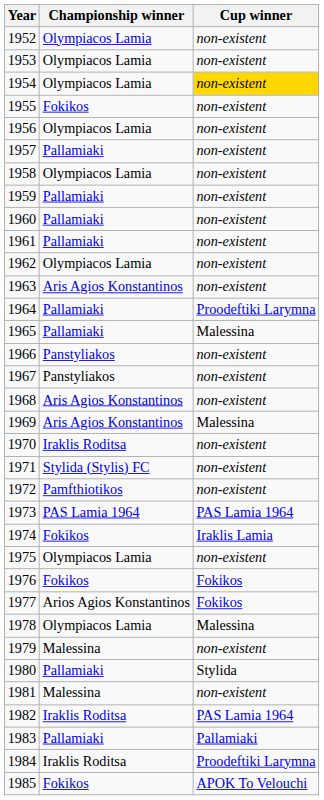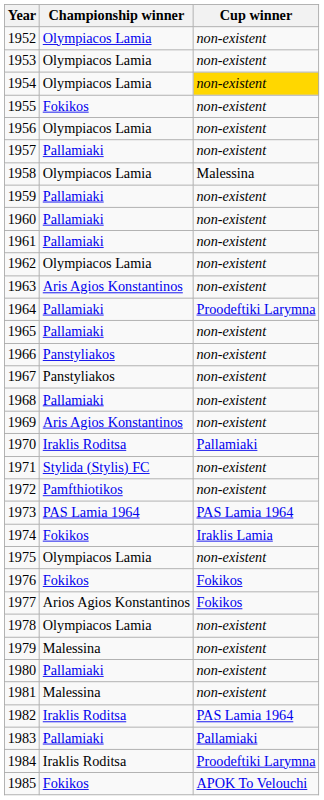(231, 173) non-existent -> (225, 173) Malessina
(225, 331) Malessina -> (231, 331) non-existent
(113, 399) Aris Agios Konstantinos -> (73, 399) Pallamiaki
(225, 422) Malessina -> (231, 422) non-existent
(231, 444) non-existent -> (227, 444) Pallamiaki
(225, 625) Malessina -> (231, 625) non-existent
(217, 670) Stylida -> (231, 670) non-existent
